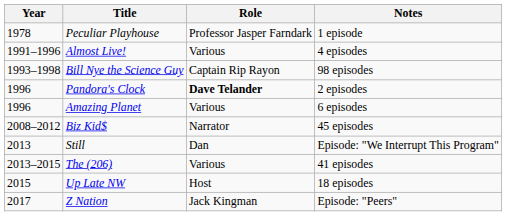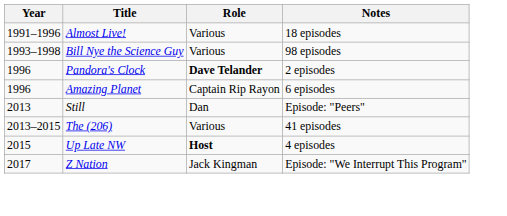- row: (112, 32)
(342, 51) 4 episodes -> (313, 32) 18 episodes
(234, 70) Captain Rip Rayon -> (207, 51) Various
(207, 107) Various -> (234, 88) Captain Rip Rayon
- row: (86, 126)
(408, 145) Episode: "We Interrupt This Program" -> (325, 107) Episode: "Peers"
(200, 182) normal -> (201, 145) bold
(345, 182) 18 episodes -> (310, 145) 4 episodes
(357, 201) Episode: "Peers" -> (376, 164) Episode: "We Interrupt This Program"
